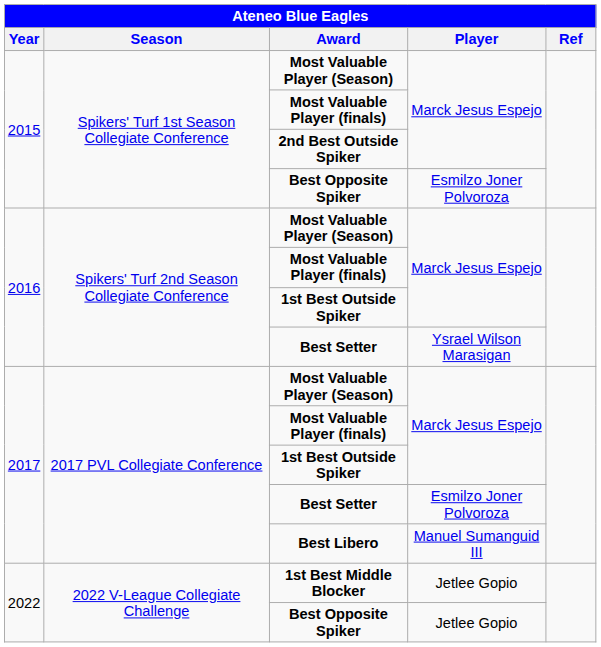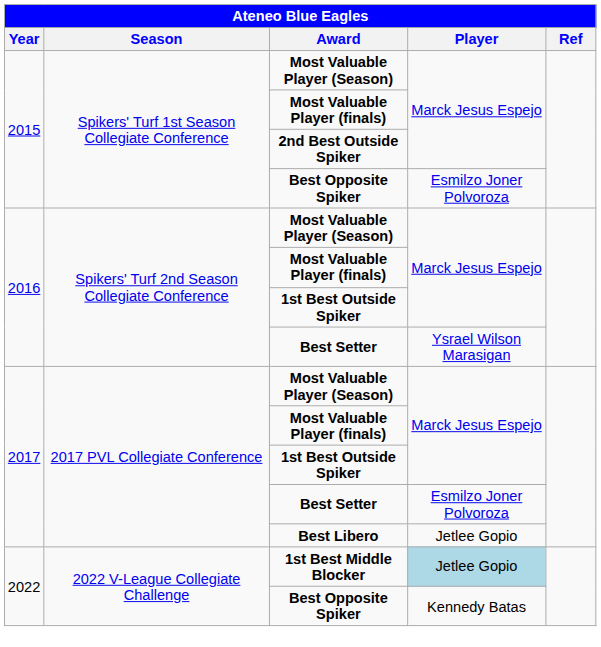(477, 544) Manuel Sumanguid III -> (477, 535) Jetlee Gopio
(477, 583) no background -> (477, 567) lightblue background
(477, 622) Jetlee Gopio -> (477, 606) Kennedy Batas
